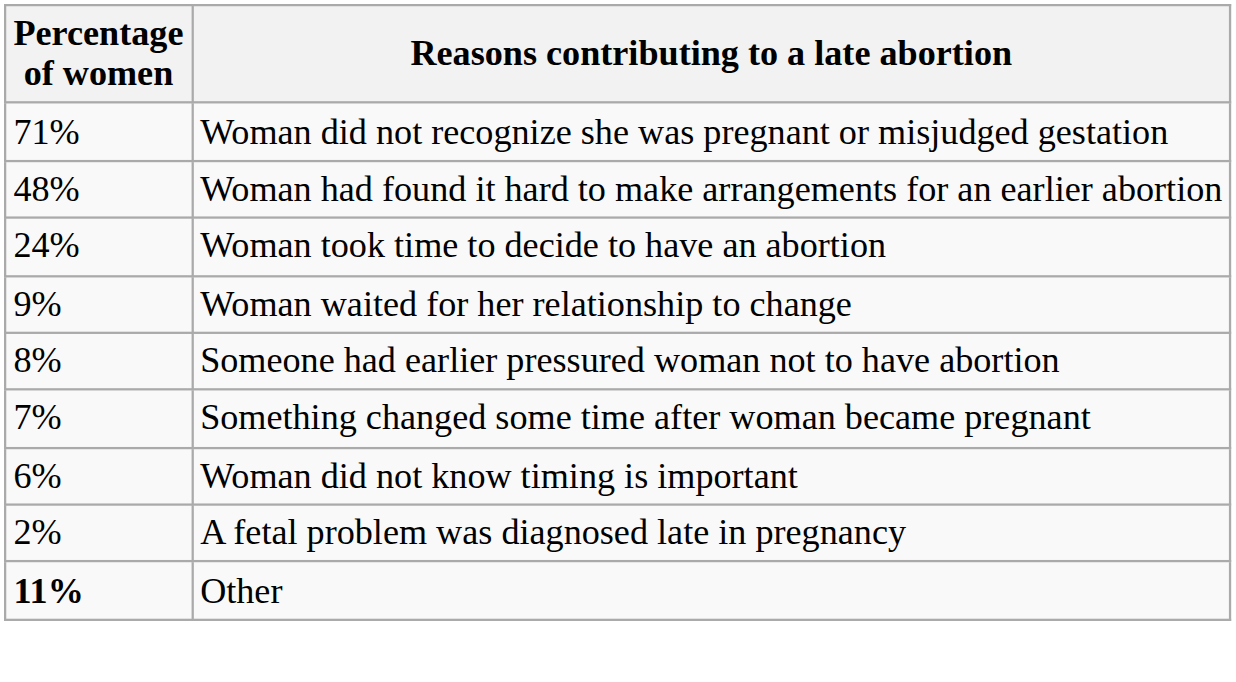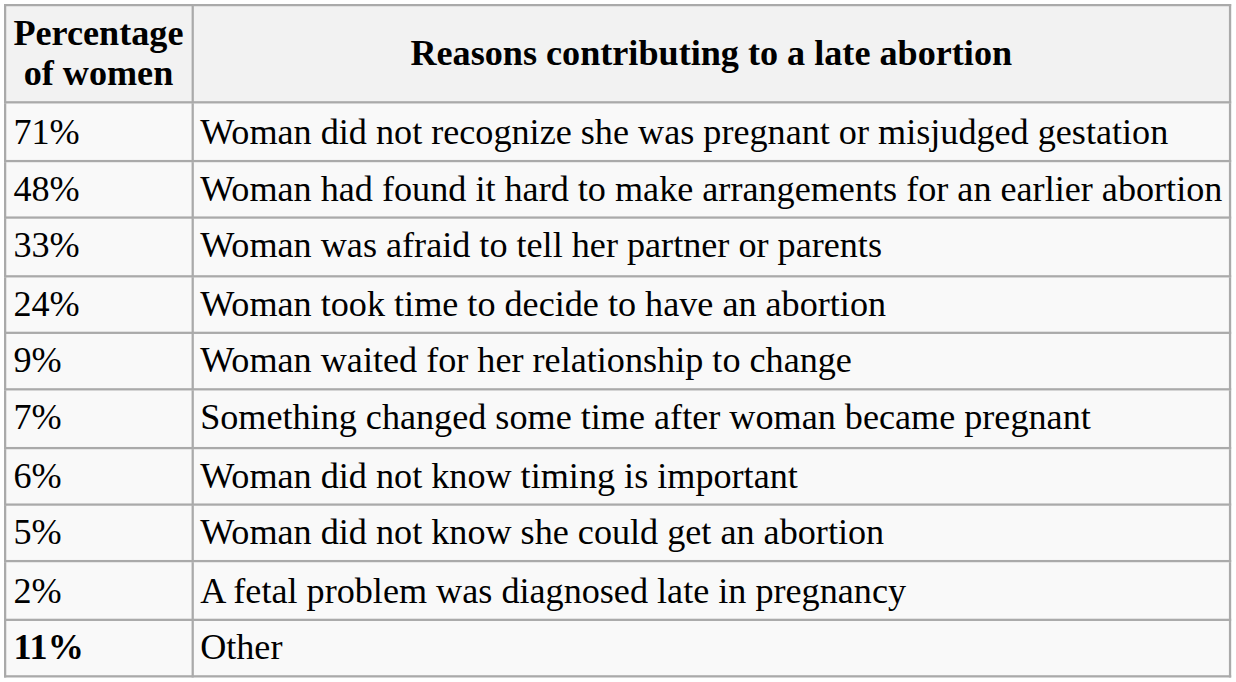+ row: (541, 245)
- row: (630, 360)
+ row: (542, 532)
